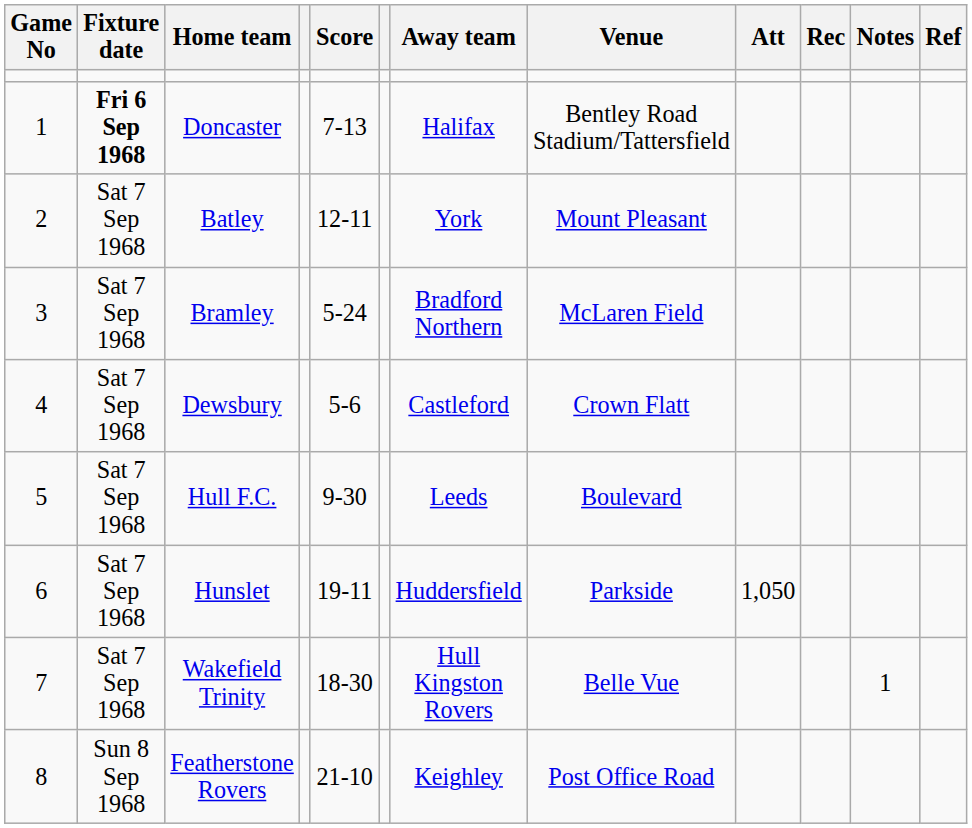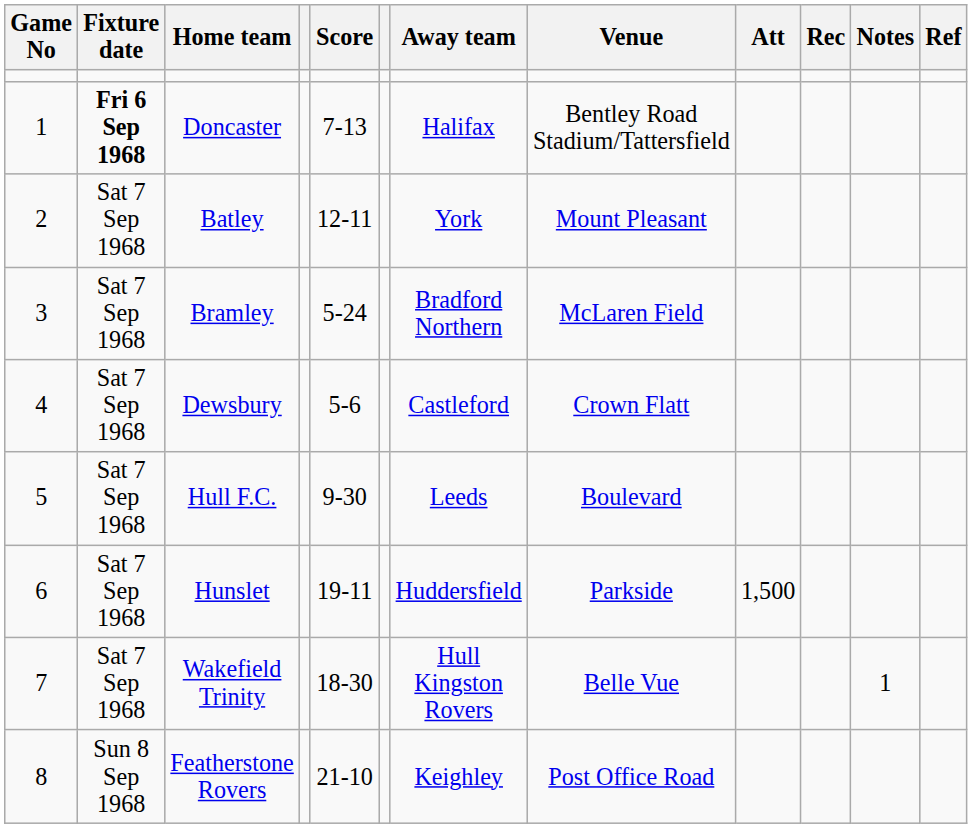(768, 590) 1,050 -> (768, 590) 1,500
